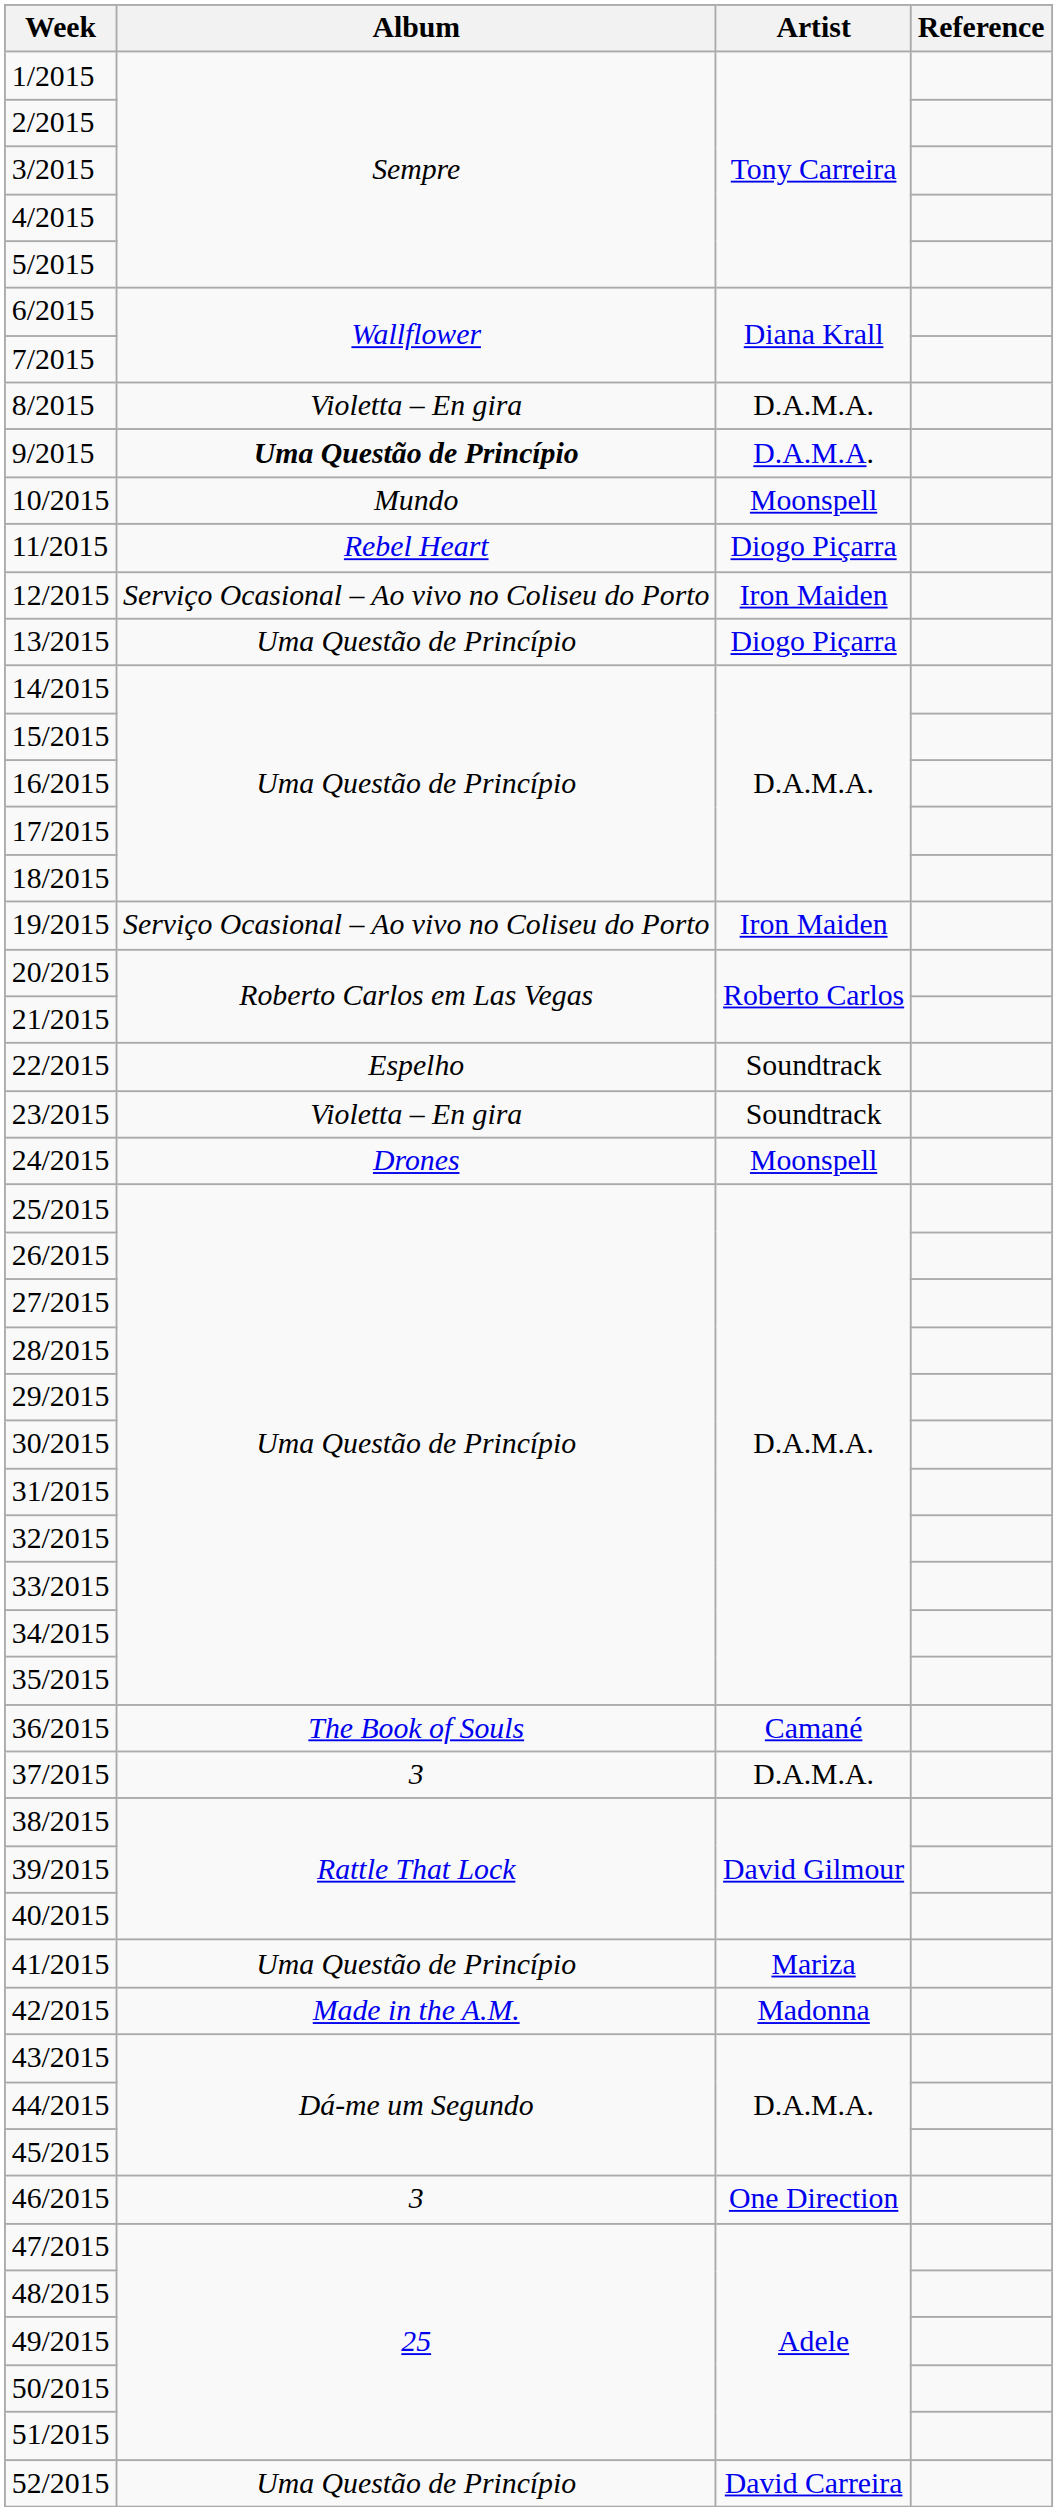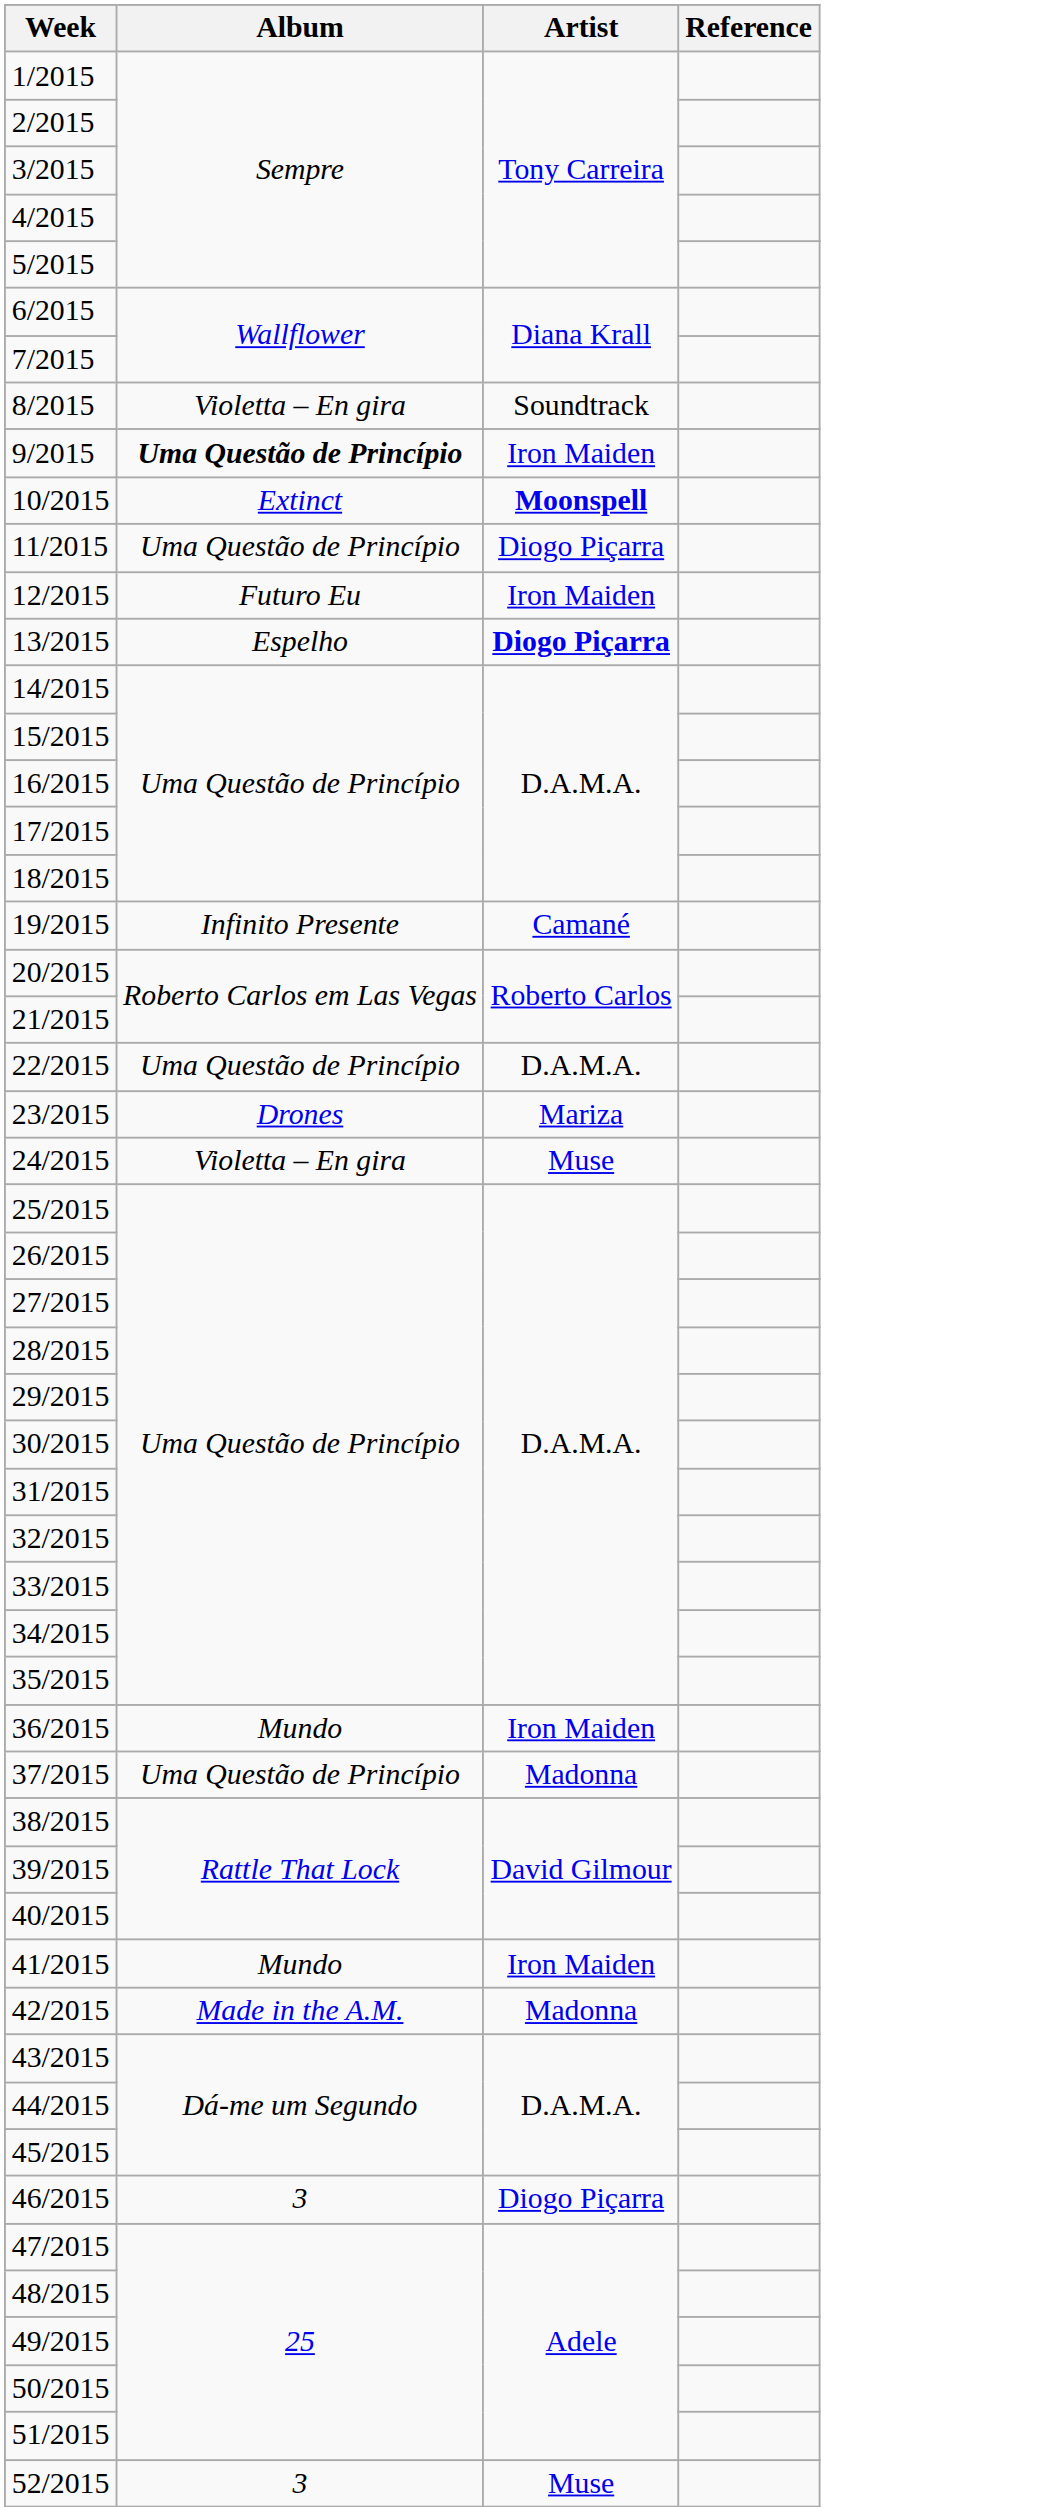(814, 405) D.A.M.A. -> (581, 405) Soundtrack
(814, 452) D.A.M.A. -> (581, 452) Iron Maiden
(416, 500) Mundo -> (300, 500) Extinct
(814, 500) normal -> (581, 500) bold
(416, 547) Rebel Heart -> (300, 547) Uma Questão de Princípio
(416, 594) Serviço Ocasional – Ao vivo no Coliseu do Porto -> (300, 594) Futuro Eu
(416, 641) Uma Questão de Princípio -> (300, 641) Espelho
(814, 641) normal -> (581, 641) bold
(416, 924) Serviço Ocasional – Ao vivo no Coliseu do Porto -> (300, 924) Infinito Presente
(814, 924) Iron Maiden -> (581, 924) Camané
(416, 1066) Espelho -> (300, 1066) Uma Questão de Princípio
(814, 1066) Soundtrack -> (581, 1066) D.A.M.A.
(416, 1113) Violetta – En gira -> (300, 1113) Drones
(814, 1113) Soundtrack -> (581, 1113) Mariza
(416, 1160) Drones -> (300, 1160) Violetta – En gira
(814, 1160) Moonspell -> (581, 1160) Muse
(416, 1727) The Book of Souls -> (300, 1727) Mundo
(814, 1727) Camané -> (581, 1727) Iron Maiden
(416, 1774) 3 -> (300, 1774) Uma Questão de Princípio
(814, 1774) D.A.M.A. -> (581, 1774) Madonna
(416, 1963) Uma Questão de Princípio -> (300, 1963) Mundo
(814, 1963) Mariza -> (581, 1963) Iron Maiden
(814, 2199) One Direction -> (581, 2199) Diogo Piçarra
(416, 2482) Uma Questão de Princípio -> (300, 2482) 3
(814, 2482) David Carreira -> (581, 2482) Muse
